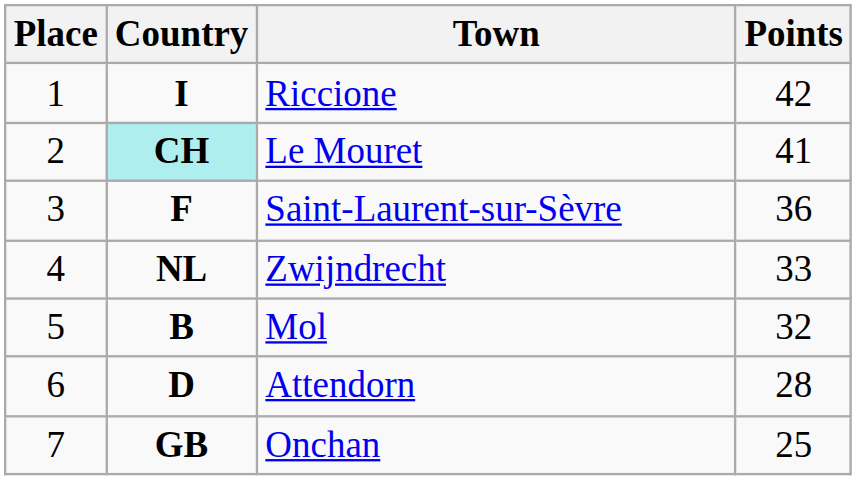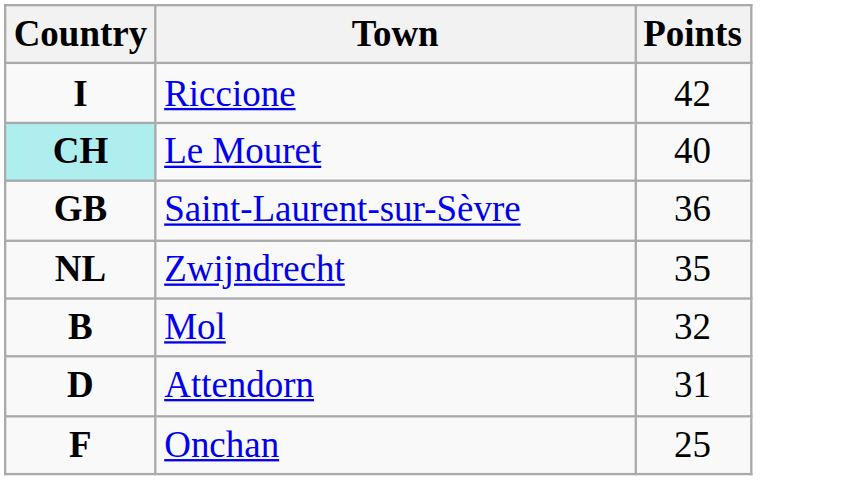- column: (56, 33)
(794, 151) 41 -> (692, 151) 40
(182, 209) F -> (80, 209) GB
(794, 268) 33 -> (692, 268) 35
(794, 385) 28 -> (692, 385) 31
(182, 444) GB -> (80, 444) F
